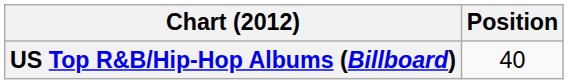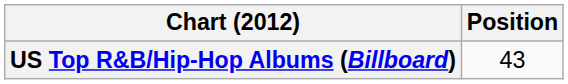(512, 59) 40 -> (512, 59) 43
